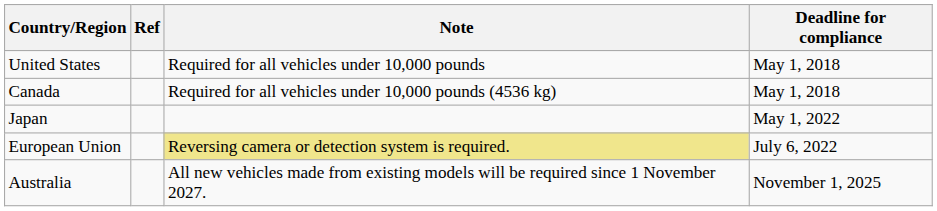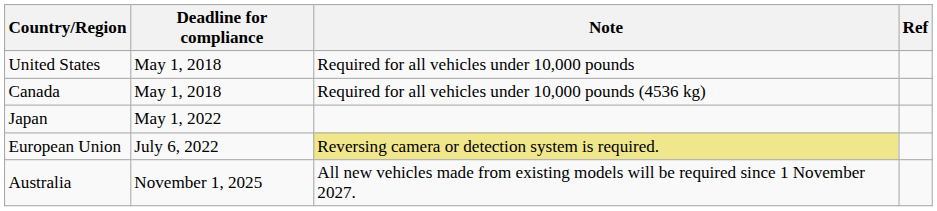columns swapped: (841, 27) <-> (147, 27)
